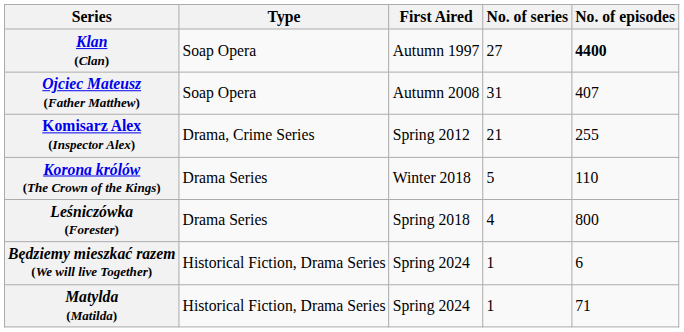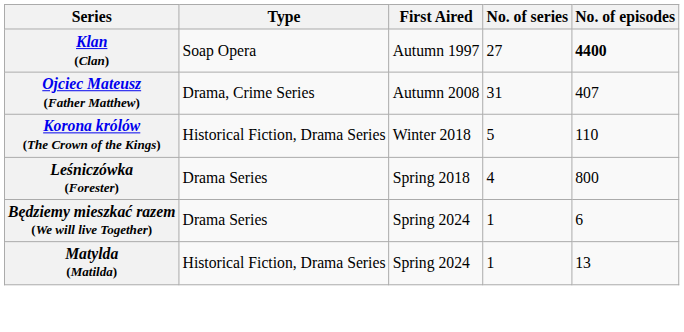(219, 93) Soap Opera -> (249, 93) Drama, Crime Series
- row: (92, 135)
(225, 178) Drama Series -> (284, 135) Historical Fiction, Drama Series
(284, 263) Historical Fiction, Drama Series -> (225, 220) Drama Series
(583, 305) 71 -> (583, 263) 13
